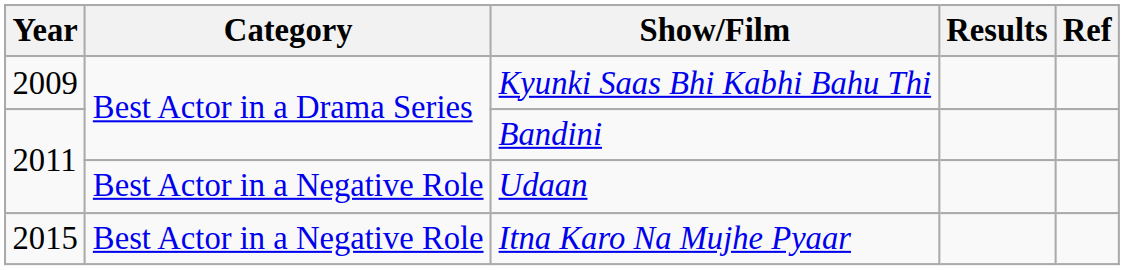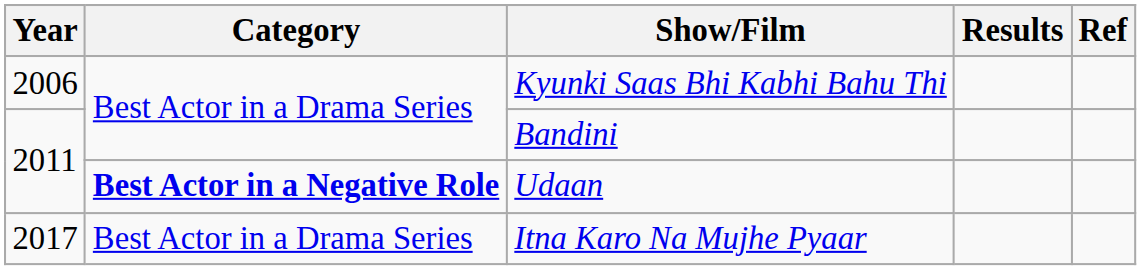(45, 82) 2009 -> (45, 82) 2006
(288, 185) normal -> (296, 185) bold
(45, 237) 2015 -> (45, 237) 2017
(288, 237) Best Actor in a Negative Role -> (283, 237) Best Actor in a Drama Series
